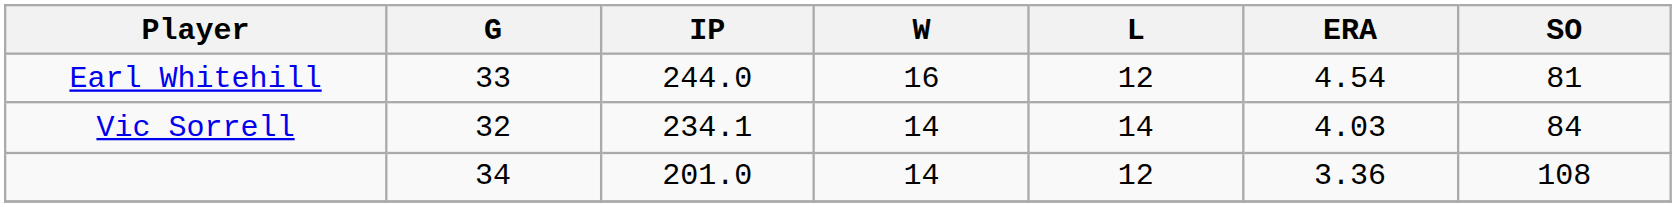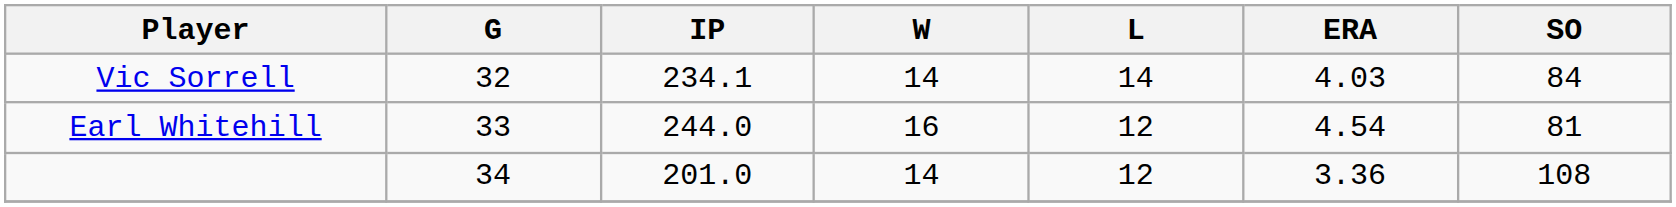rows swapped: (196, 79) <-> (196, 128)
